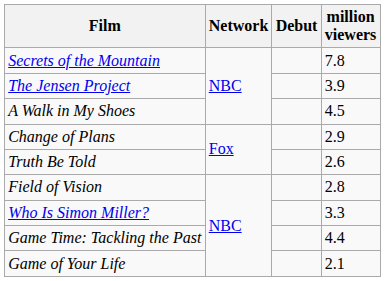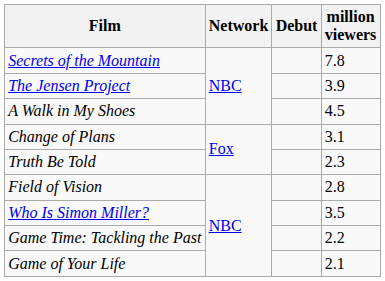(335, 136) 2.9 -> (335, 136) 3.1
(335, 162) 2.6 -> (335, 162) 2.3
(335, 212) 3.3 -> (335, 212) 3.5
(335, 238) 4.4 -> (335, 238) 2.2
